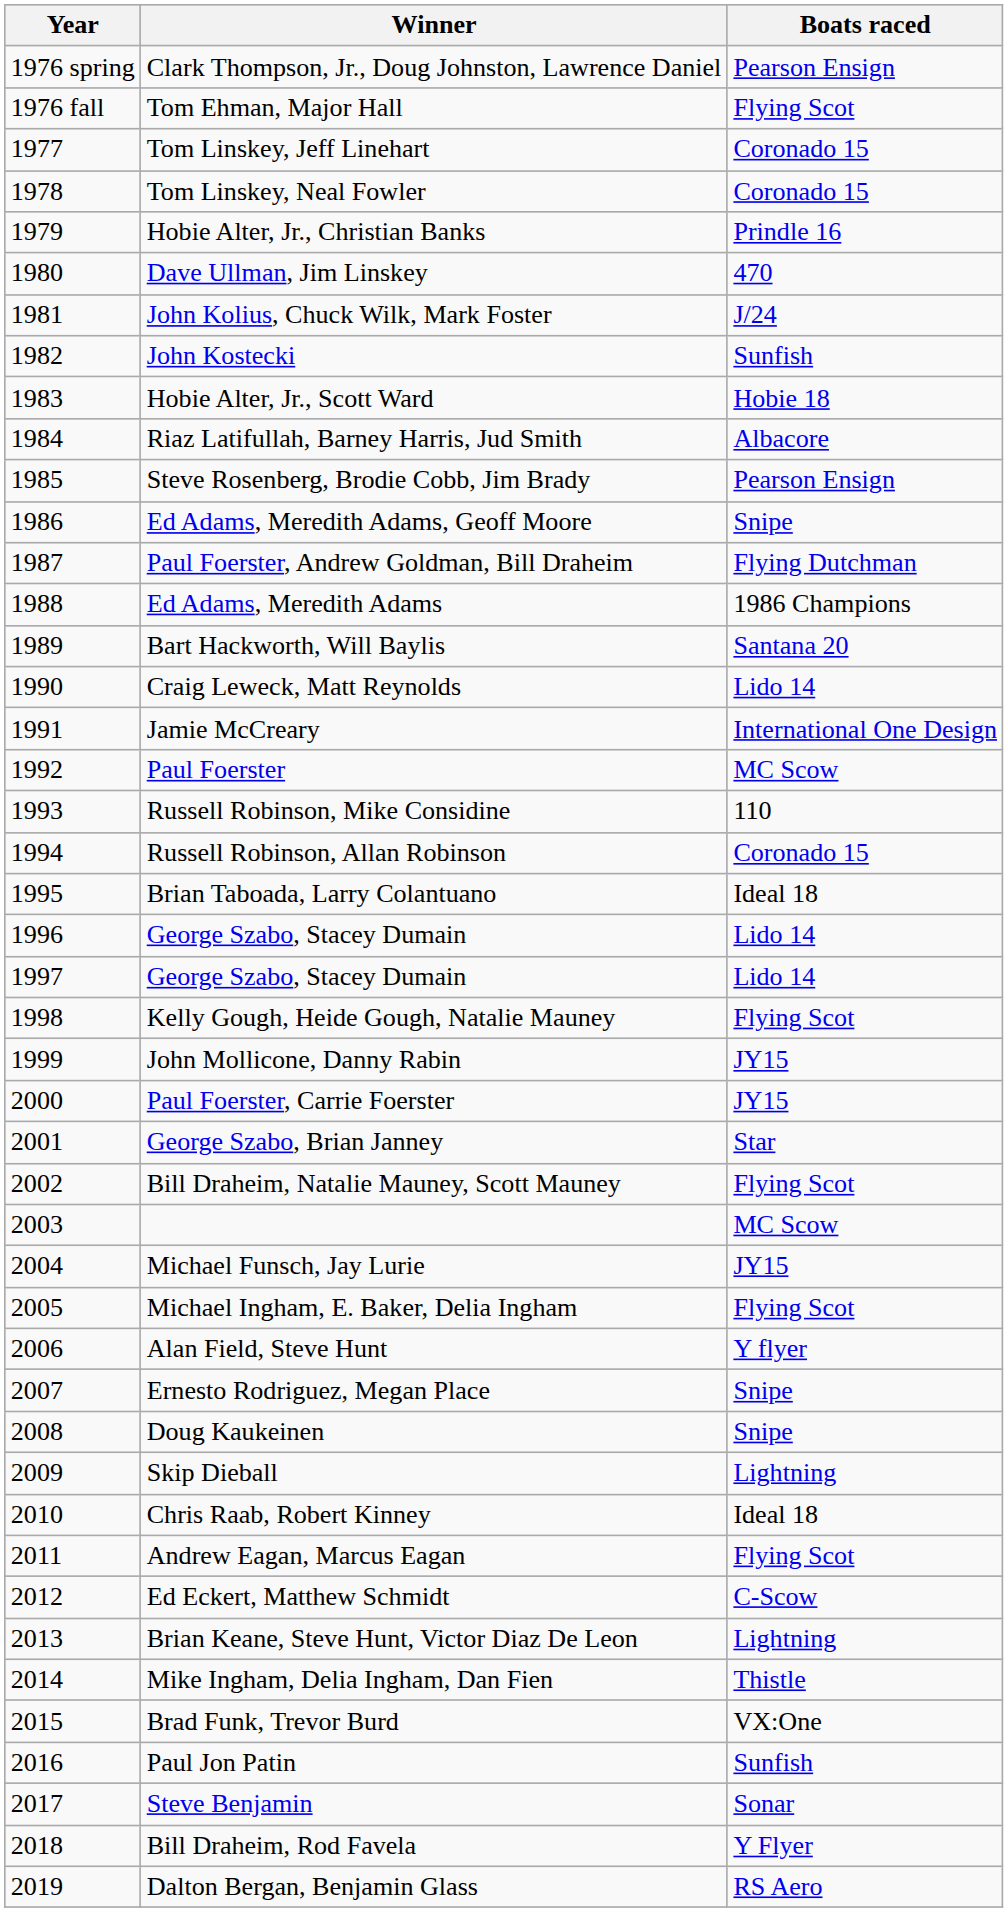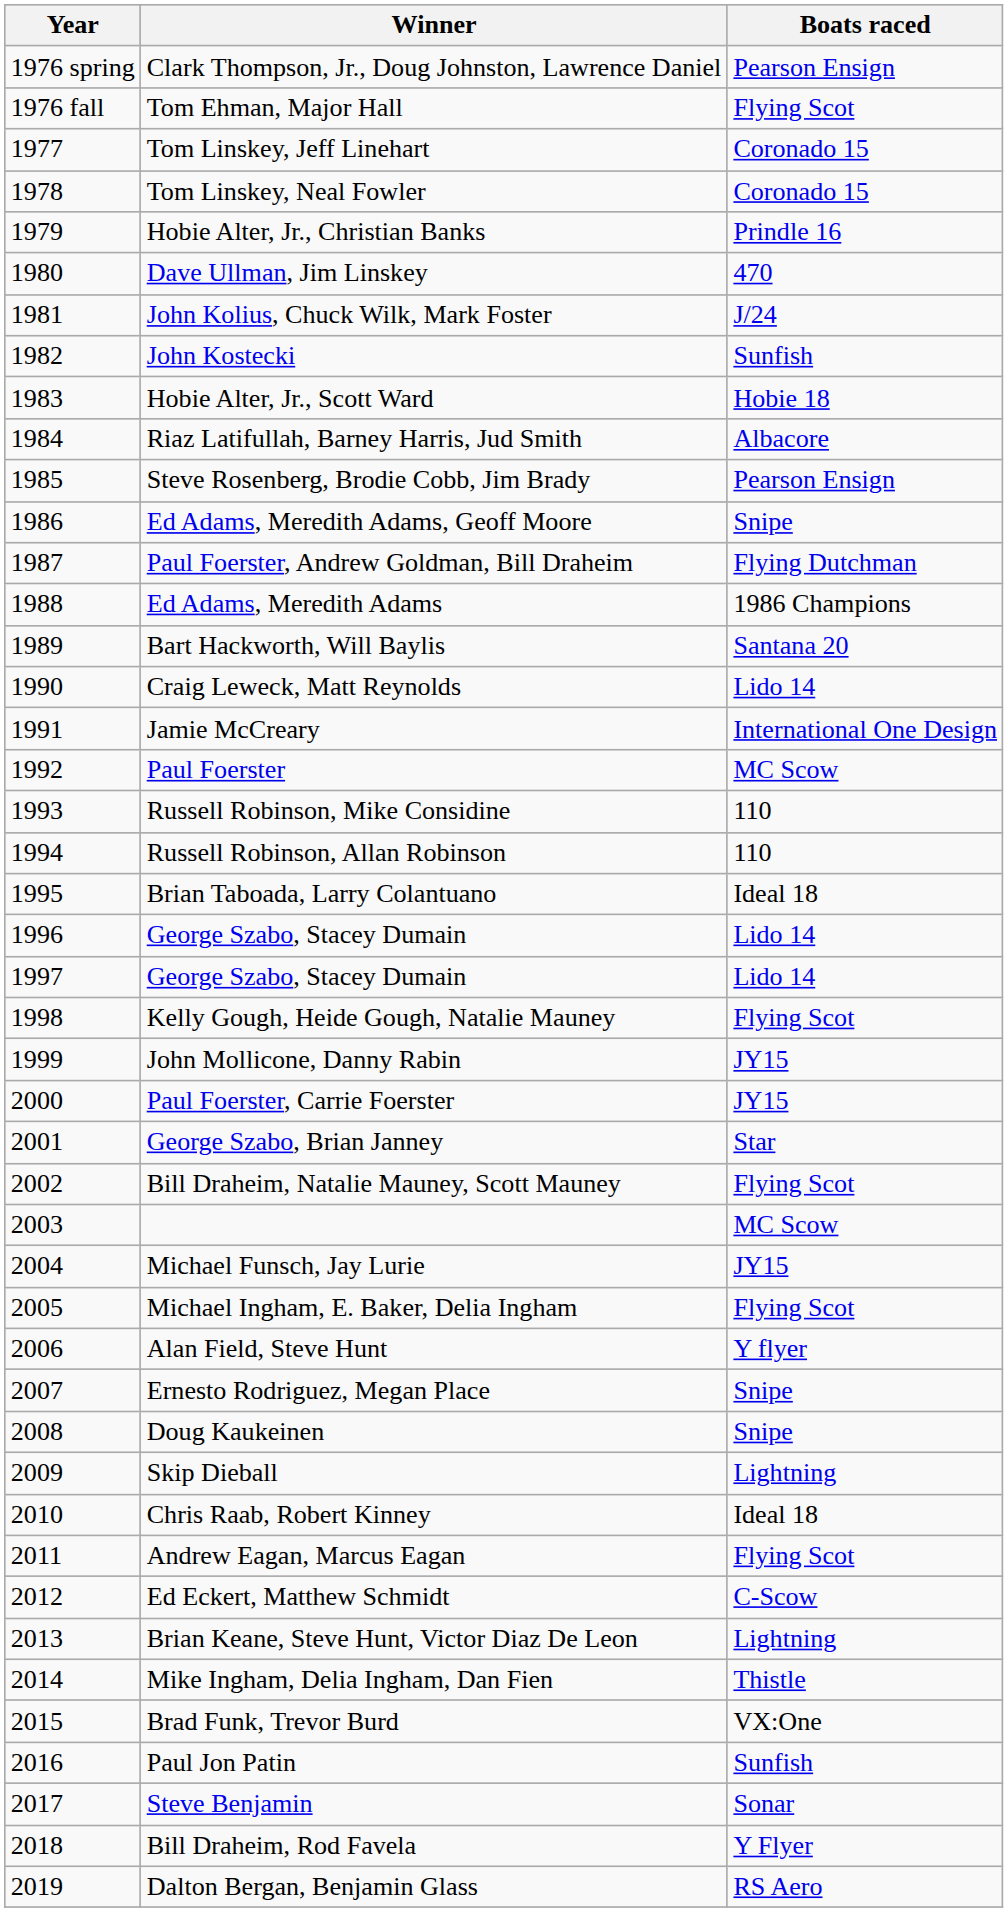(801, 852) Coronado 15 -> (752, 852) 110
